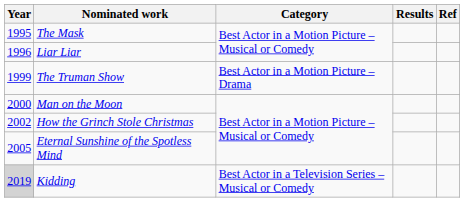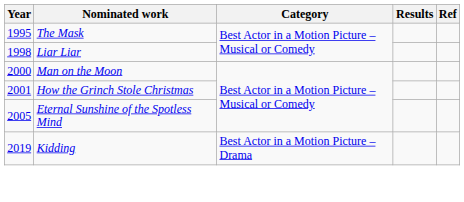(19, 52) 1996 -> (19, 52) 1998
- row: (80, 77)
(19, 122) 2002 -> (19, 90) 2001
(19, 180) lightgrey background -> (19, 148) no background
(301, 180) Best Actor in a Television Series – Musical or Comedy -> (297, 148) Best Actor in a Motion Picture – Drama
